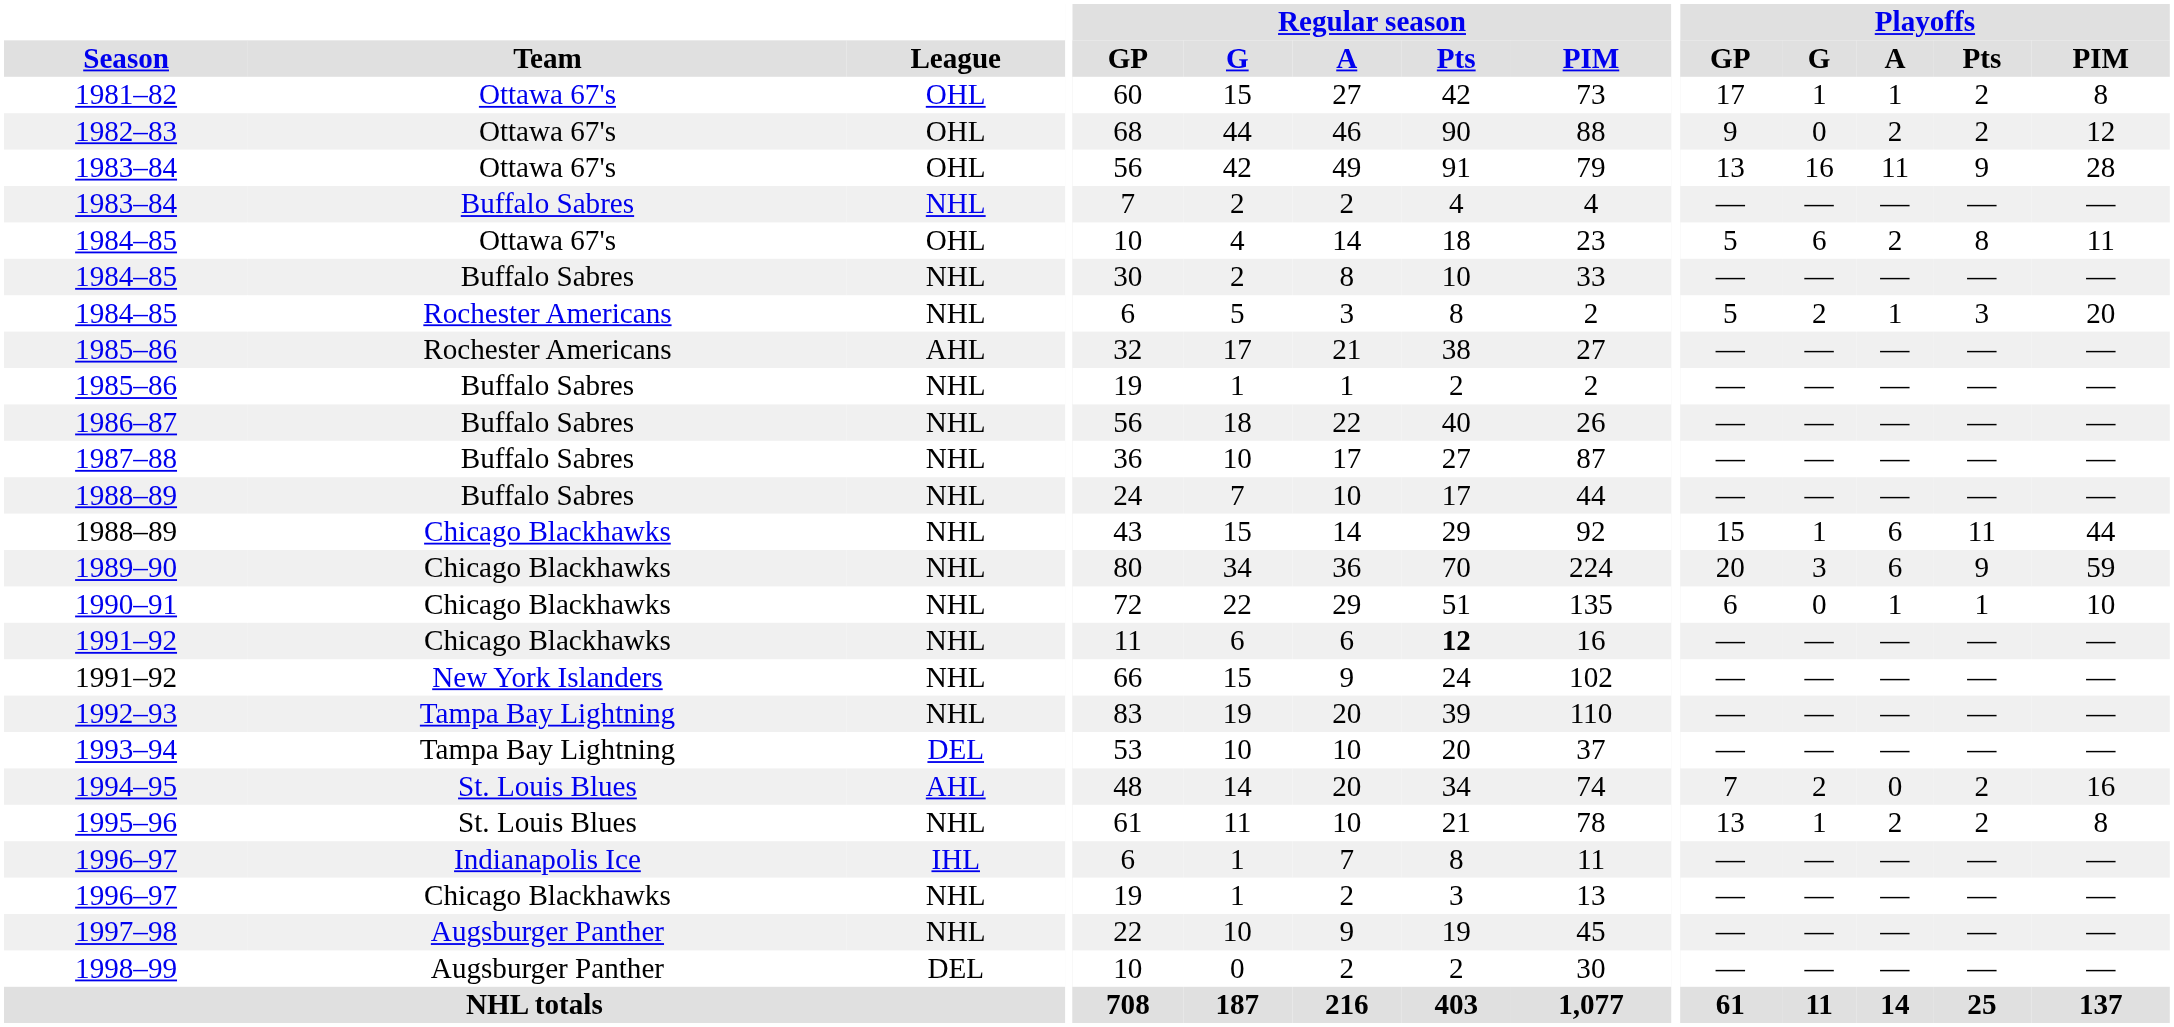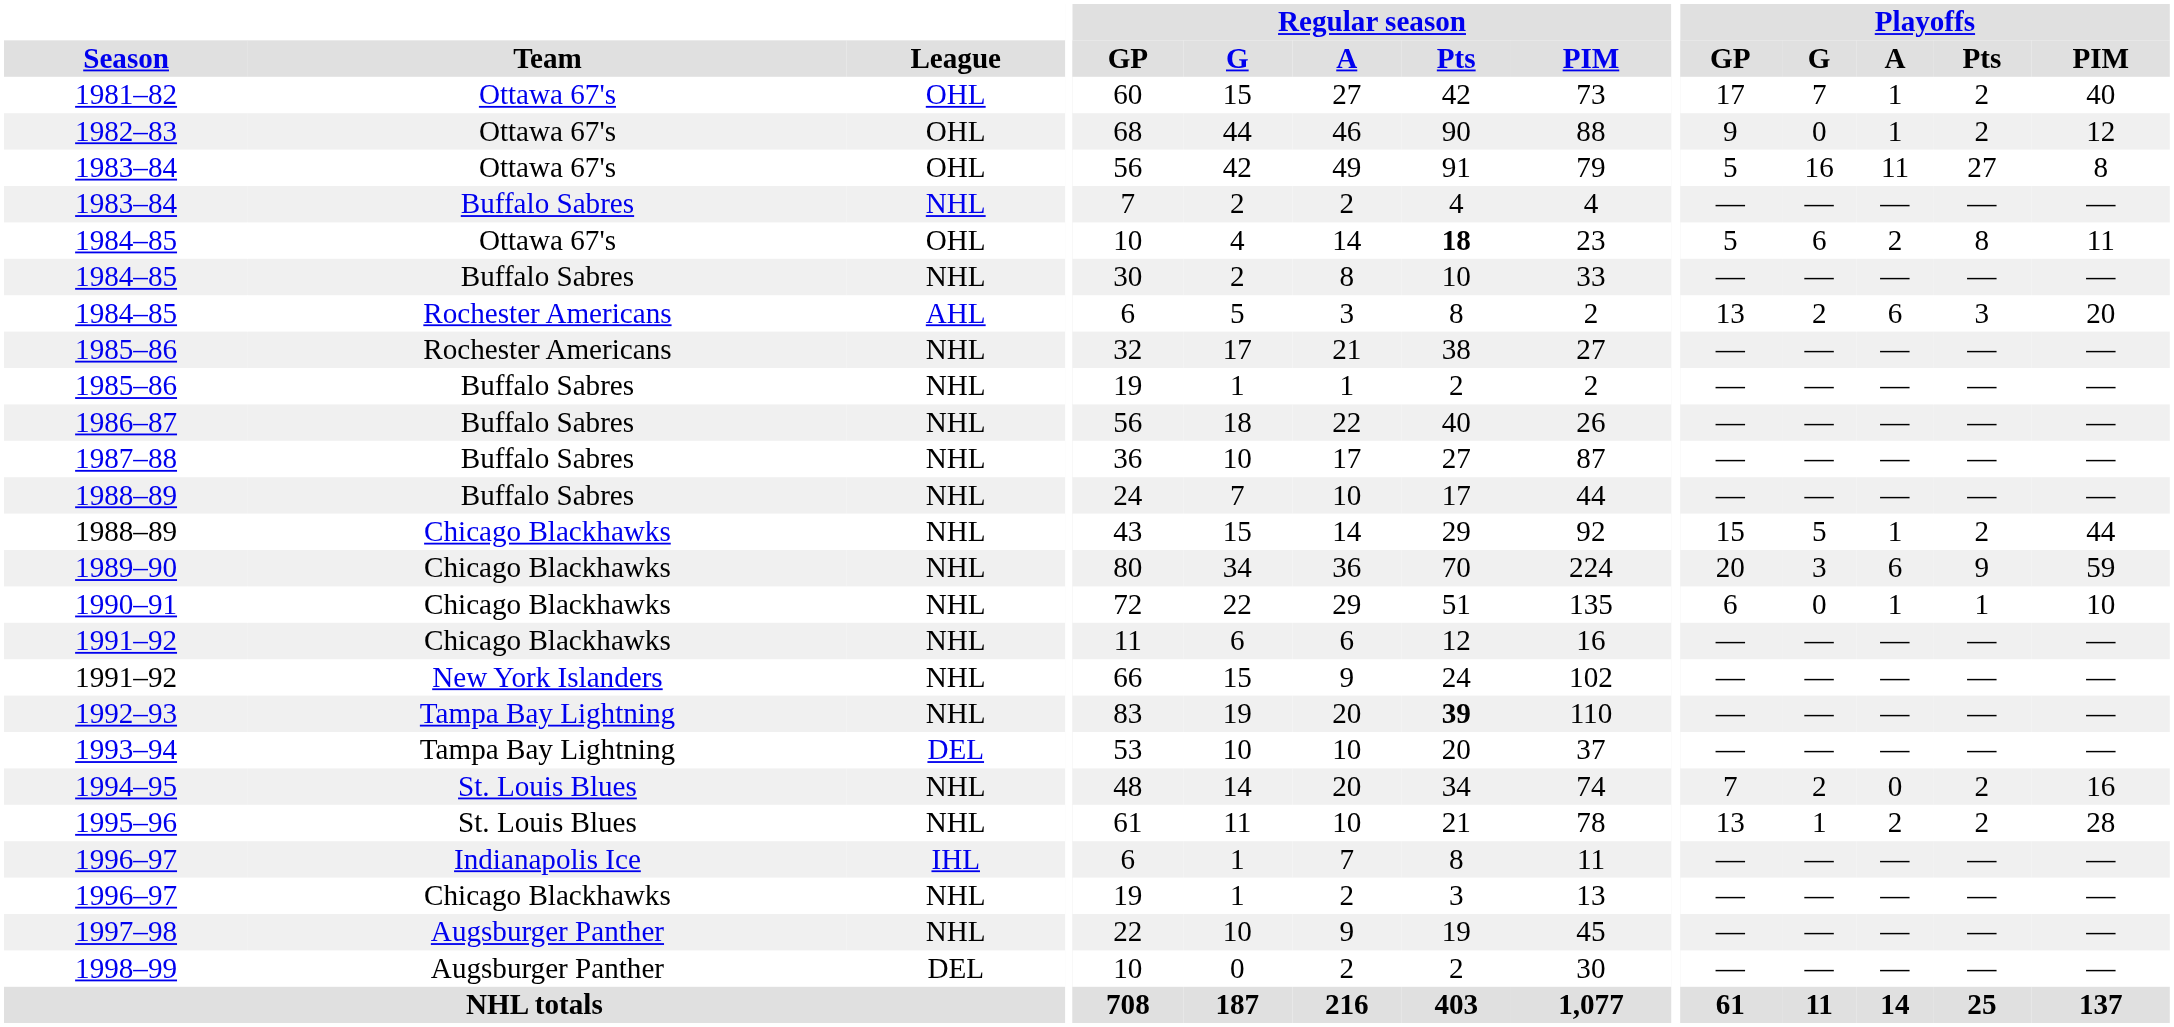(1819, 94) 1 -> (1819, 94) 7
(2101, 94) 8 -> (2101, 94) 40
(1895, 130) 2 -> (1895, 130) 1
(1730, 167) 13 -> (1730, 167) 5
(1982, 167) 9 -> (1982, 167) 27
(2101, 167) 28 -> (2101, 167) 8
(1456, 240) normal -> (1456, 240) bold
(956, 312) NHL -> (956, 312) AHL
(1730, 312) 5 -> (1730, 312) 13
(1895, 312) 1 -> (1895, 312) 6
(956, 349) AHL -> (956, 349) NHL
(1819, 531) 1 -> (1819, 531) 5
(1895, 531) 6 -> (1895, 531) 1
(1982, 531) 11 -> (1982, 531) 2
(1456, 640) bold -> (1456, 640) normal
(1456, 713) normal -> (1456, 713) bold
(956, 786) AHL -> (956, 786) NHL
(2101, 822) 8 -> (2101, 822) 28
